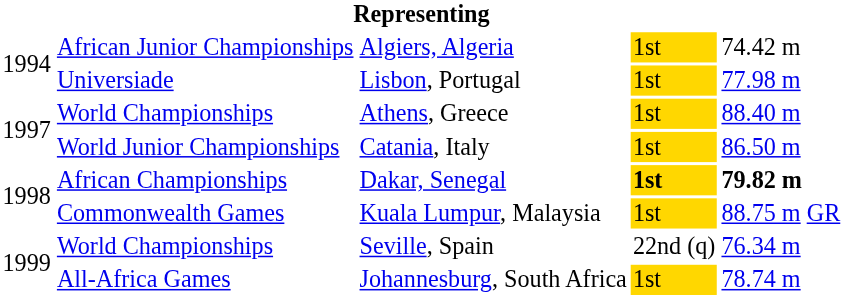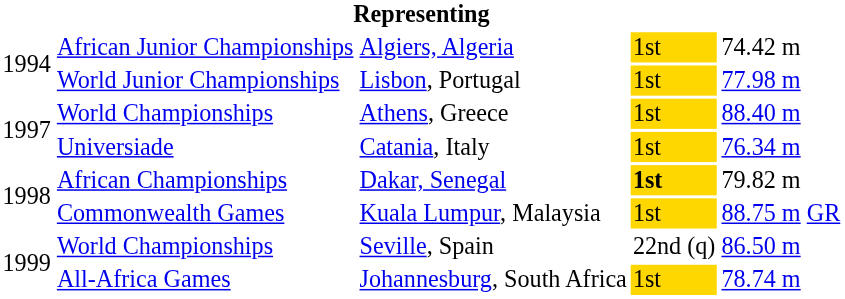(115, 80) Universiade -> (198, 80) World Junior Championships
(198, 146) World Junior Championships -> (115, 146) Universiade
(761, 146) 86.50 m -> (761, 146) 76.34 m
(762, 179) bold -> (761, 179) normal
(761, 246) 76.34 m -> (761, 246) 86.50 m
